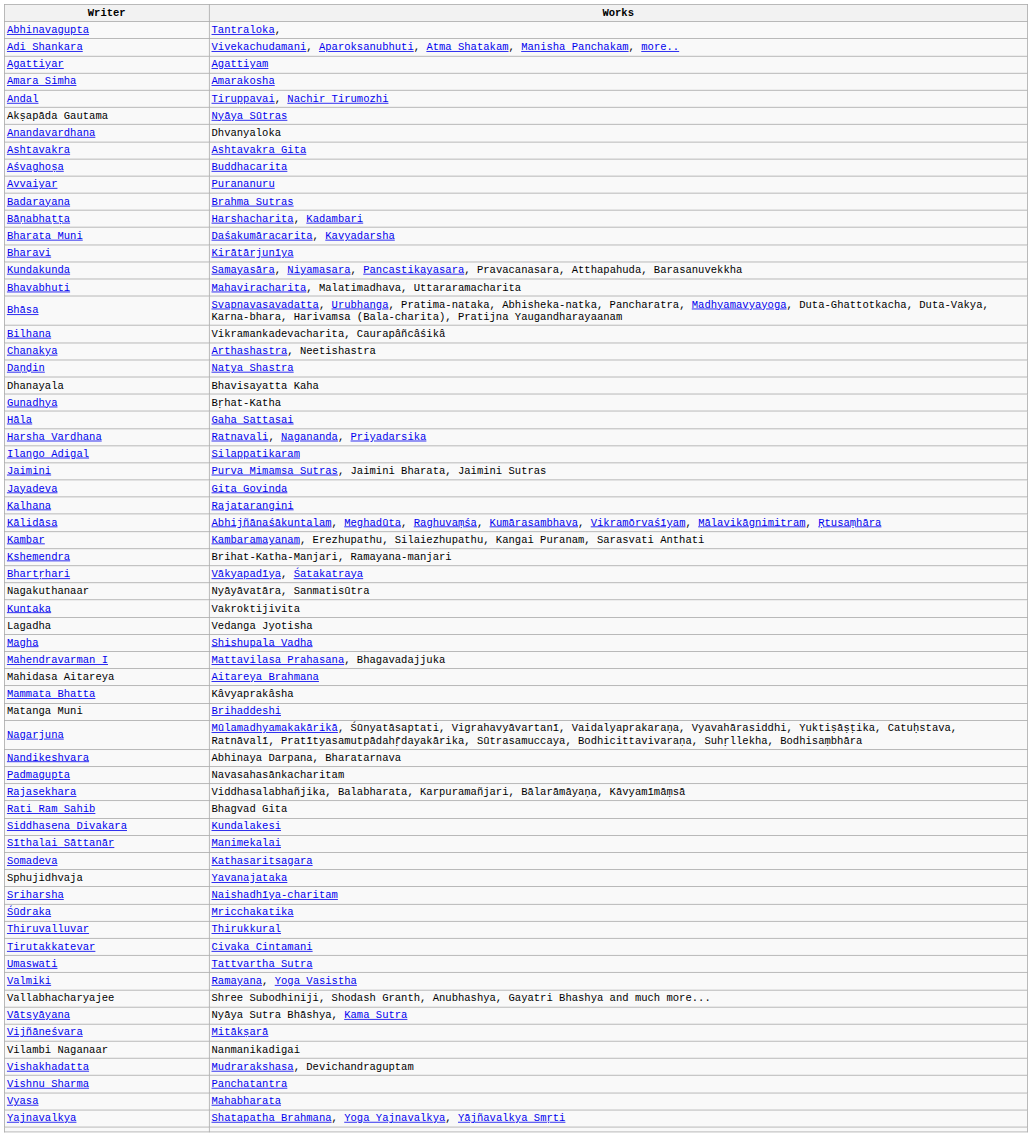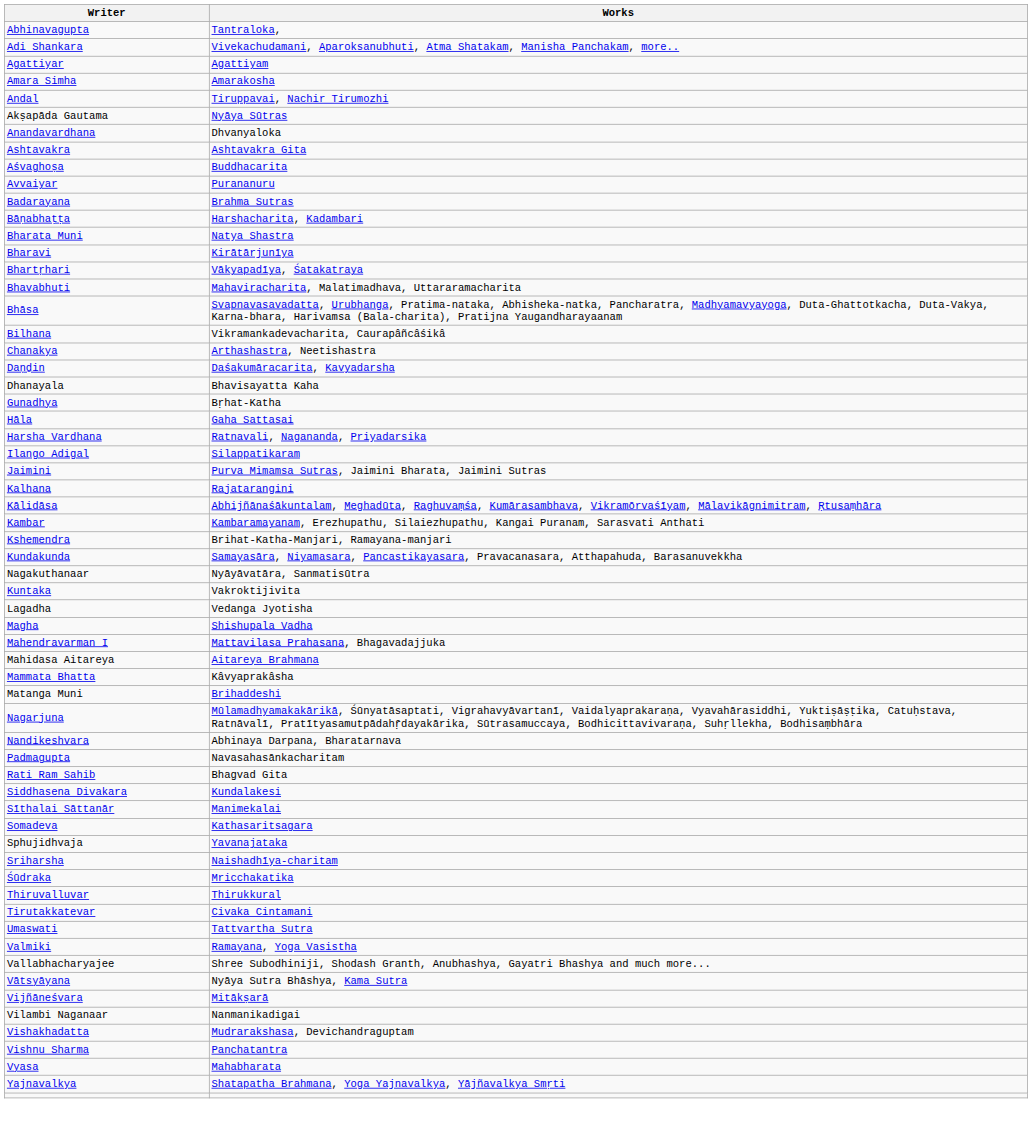(303, 236) Daśakumāracarita, Kavyadarsha -> (253, 236) Natya Shastra
rows swapped: (39, 574) <-> (39, 270)
(253, 368) Natya Shastra -> (303, 368) Daśakumāracarita, Kavyadarsha
- row: (32, 489)
- row: (42, 792)
